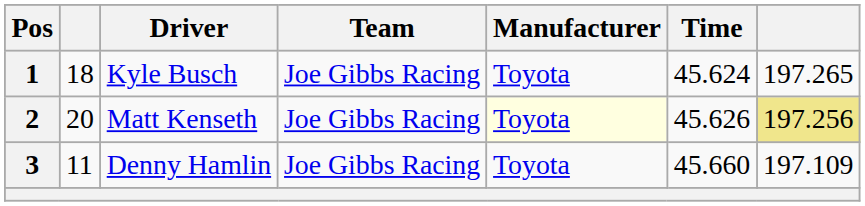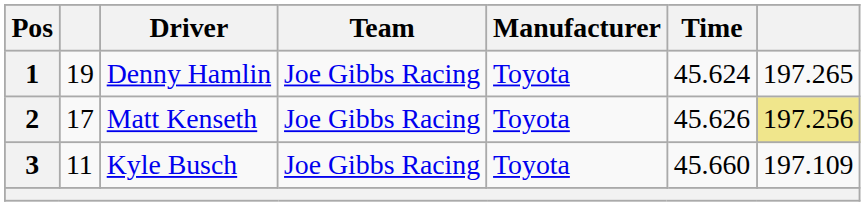(80, 73) 18 -> (80, 73) 19
(172, 73) Kyle Busch -> (189, 73) Denny Hamlin
(80, 119) 20 -> (80, 119) 17
(531, 119) lightyellow background -> (531, 119) no background
(189, 165) Denny Hamlin -> (172, 165) Kyle Busch
